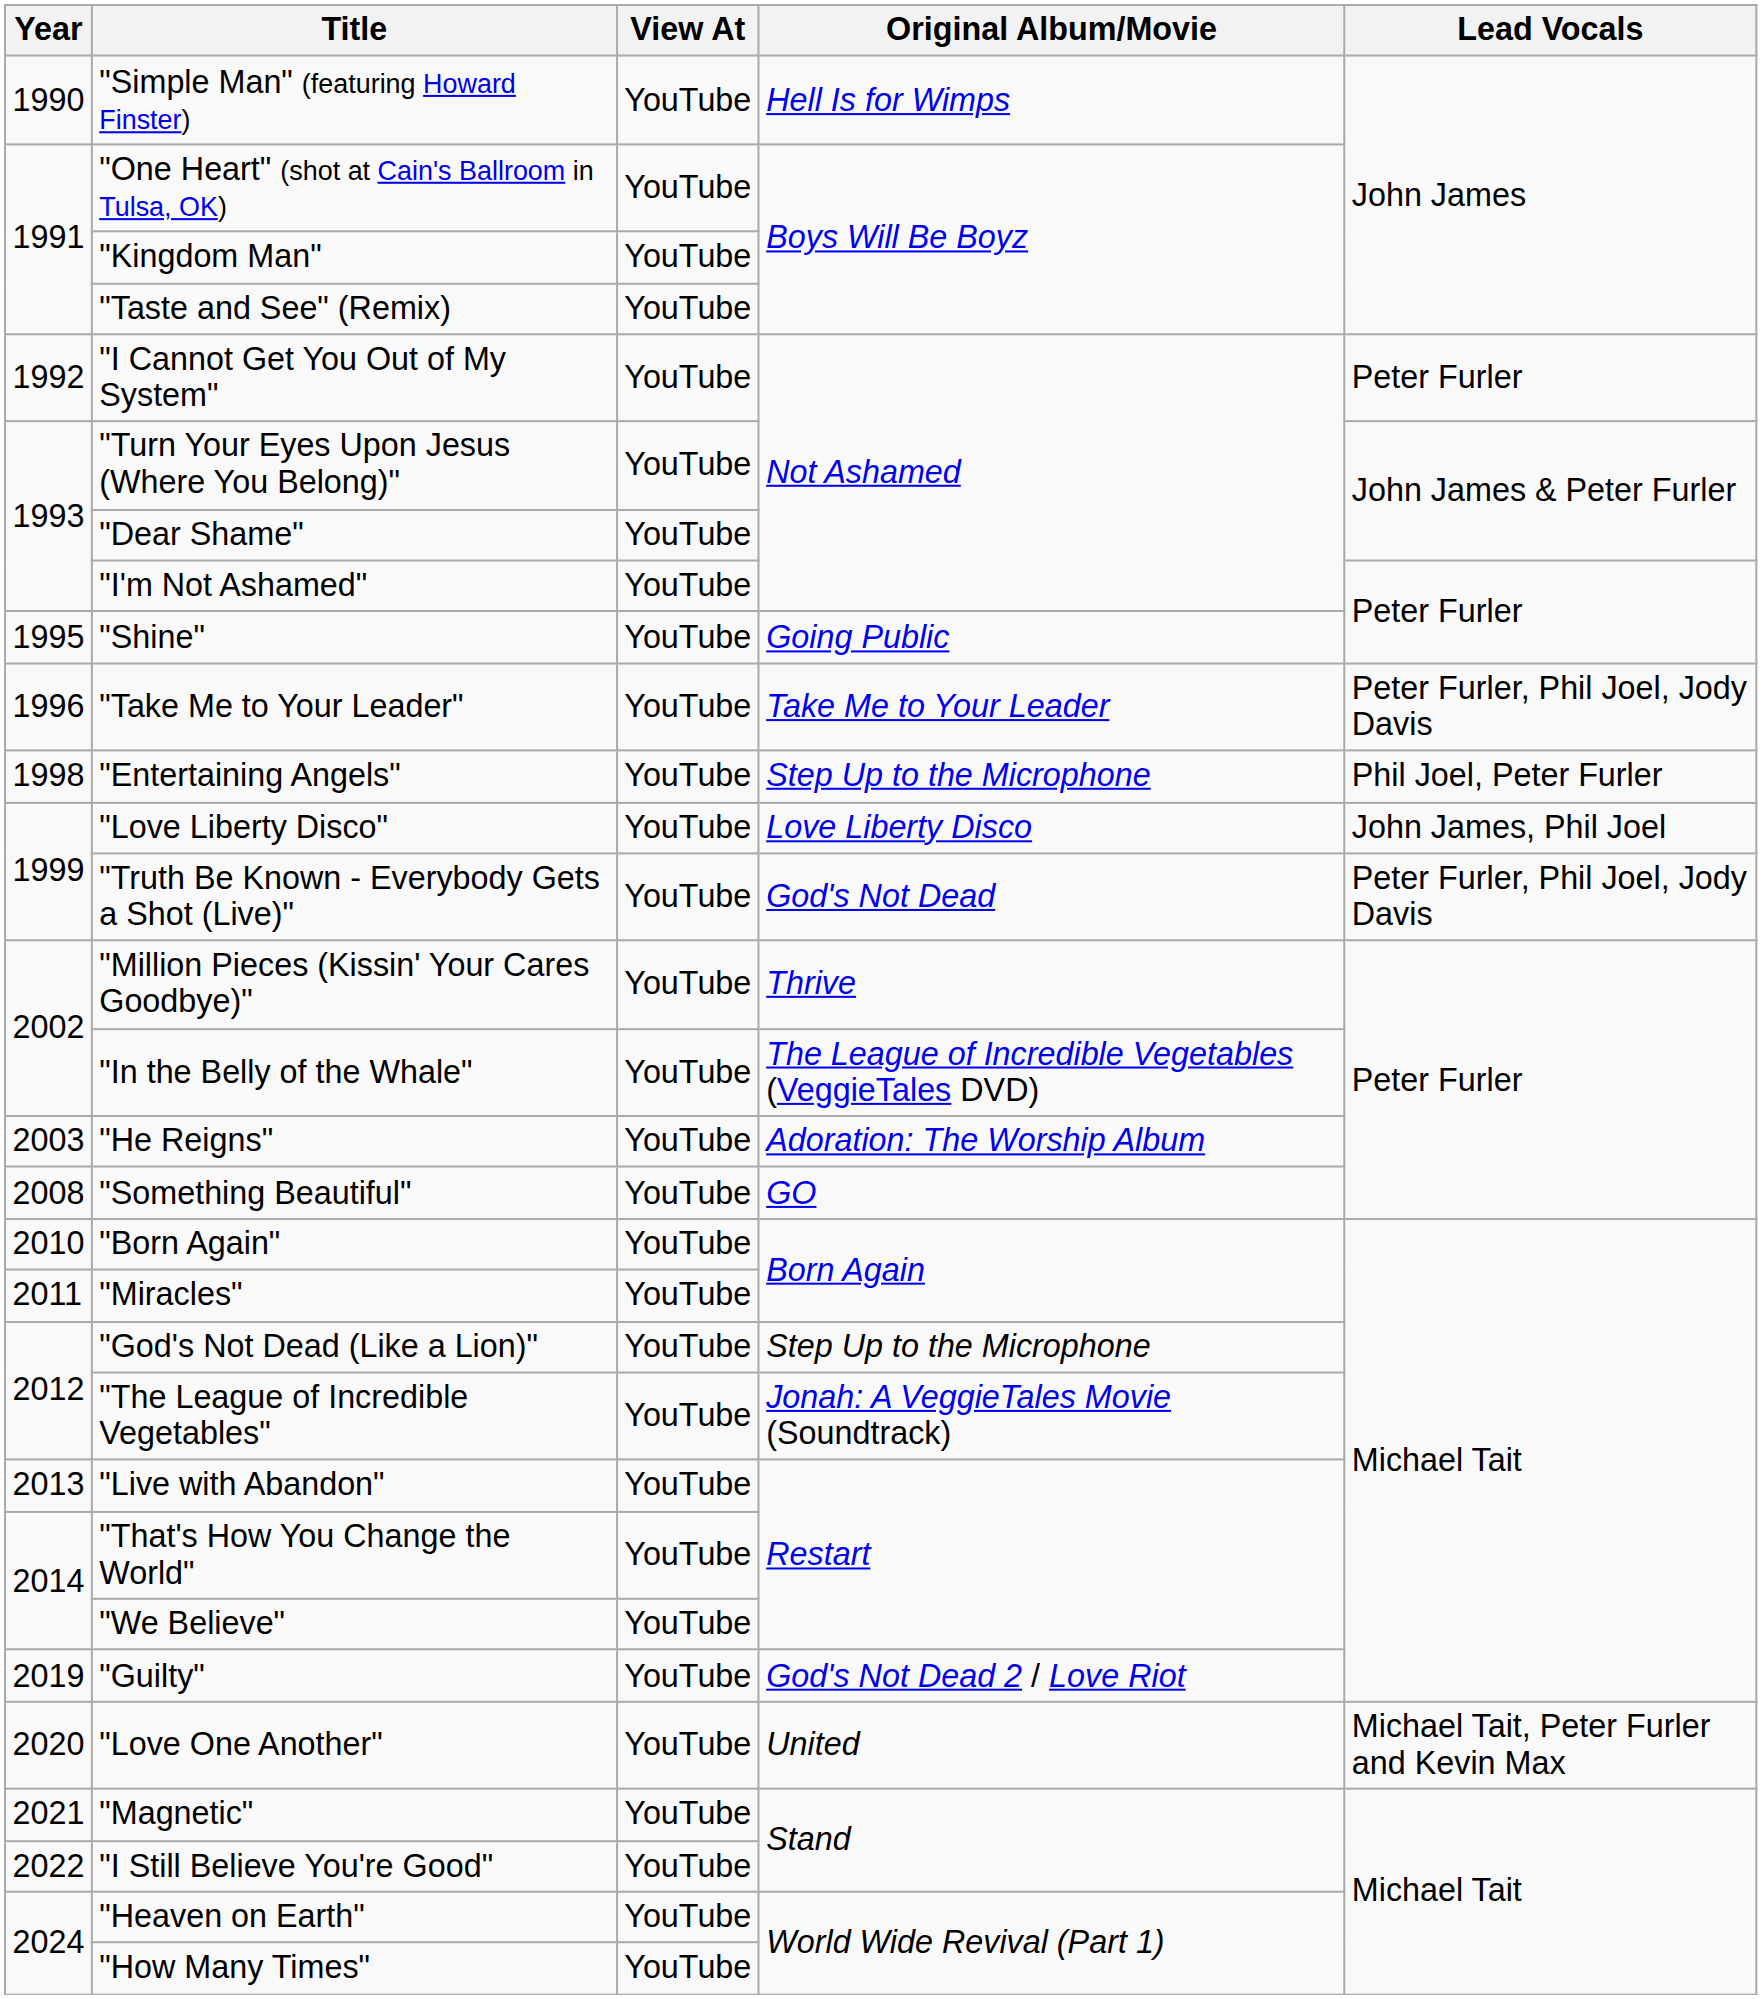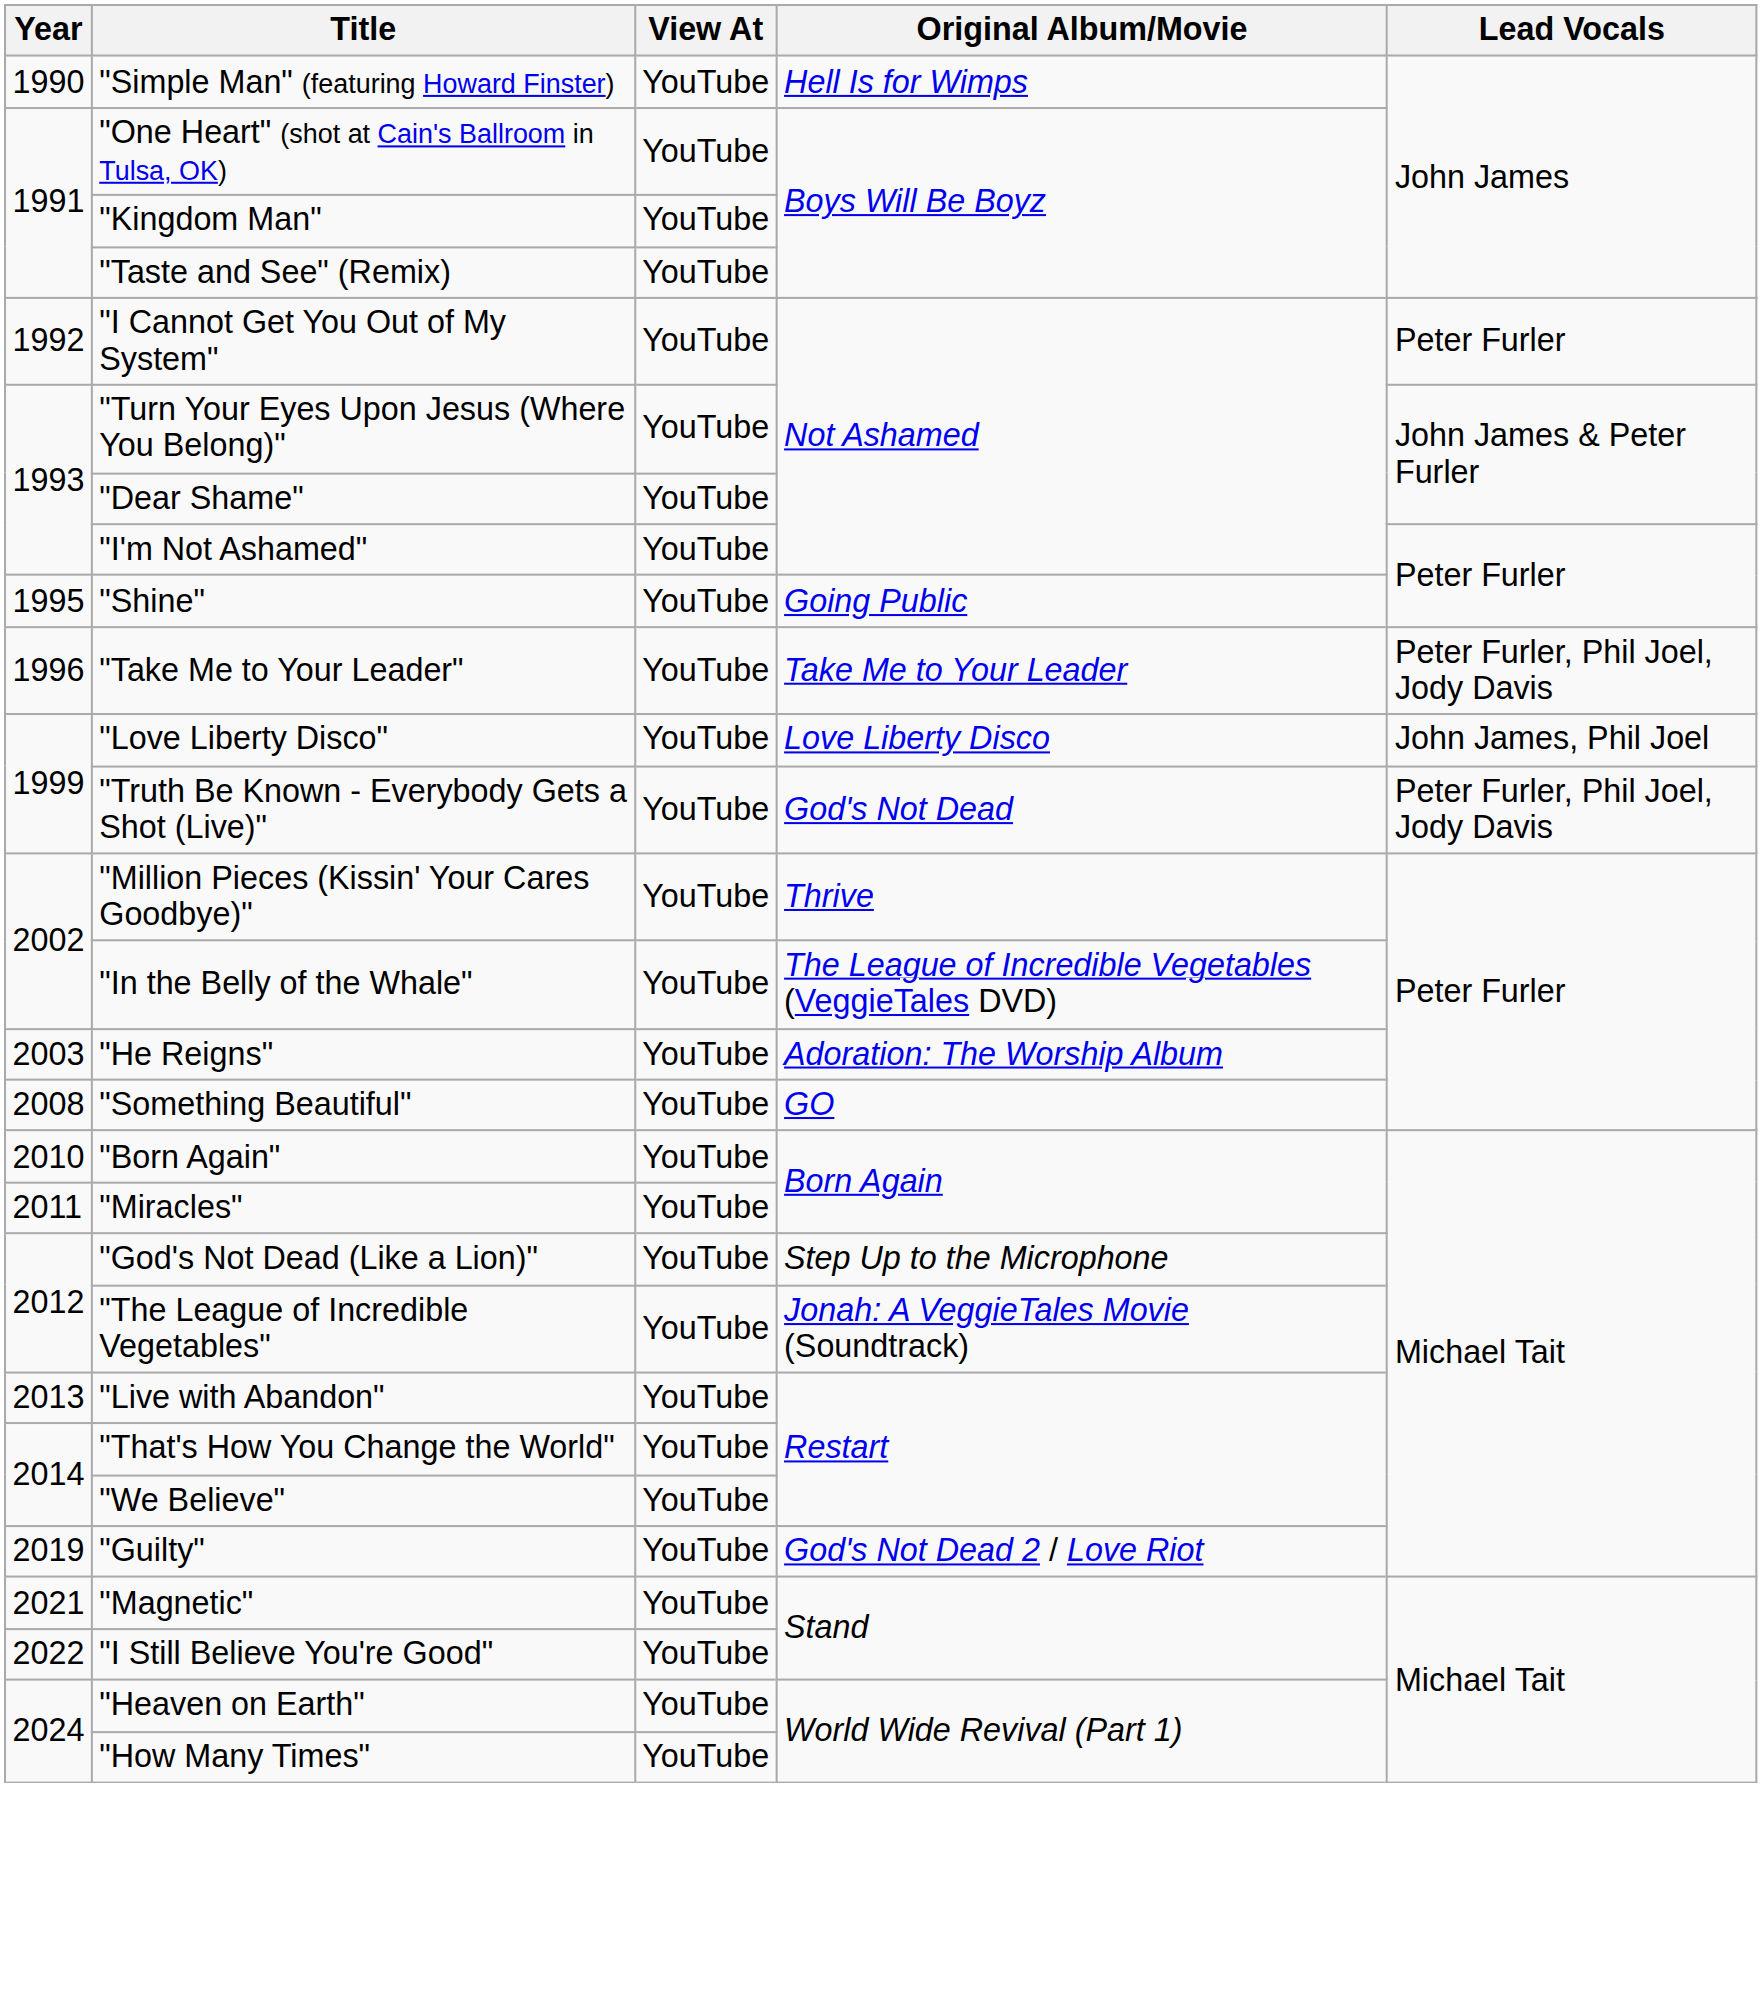- row: (250, 775)
- row: (241, 1744)
